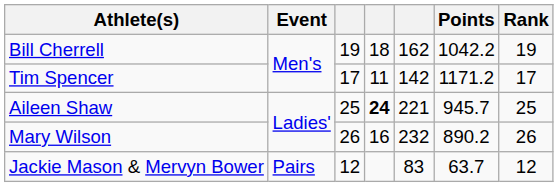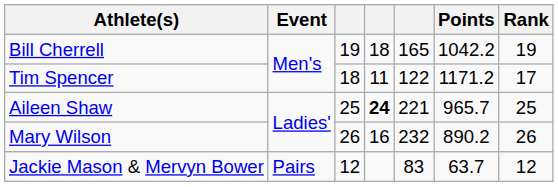(414, 49) 162 -> (414, 49) 165
(350, 78) 17 -> (350, 78) 18
(414, 78) 142 -> (414, 78) 122
(466, 108) 945.7 -> (466, 108) 965.7
